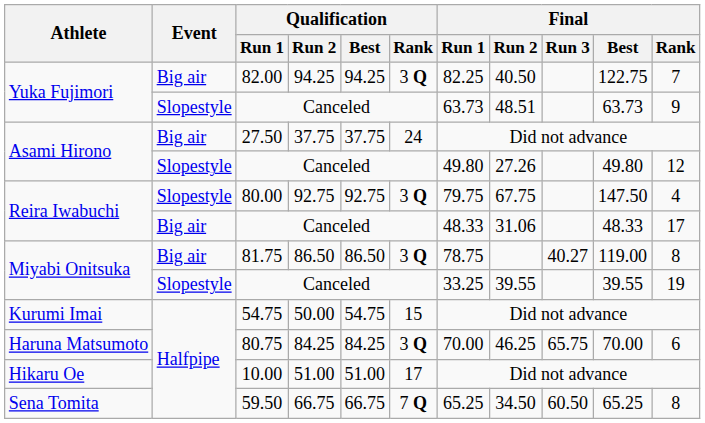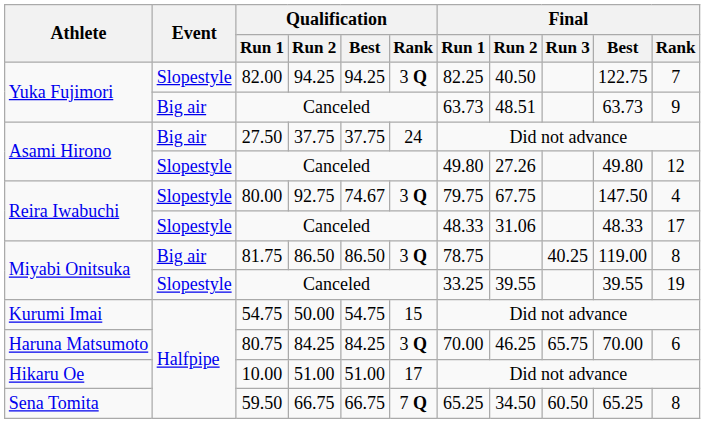(181, 77) Big air -> (194, 77) Slopestyle
(194, 107) Slopestyle -> (181, 107) Big air
(365, 196) 92.75 -> (365, 196) 74.67
(181, 225) Big air -> (194, 225) Slopestyle
(568, 255) 40.27 -> (568, 255) 40.25
